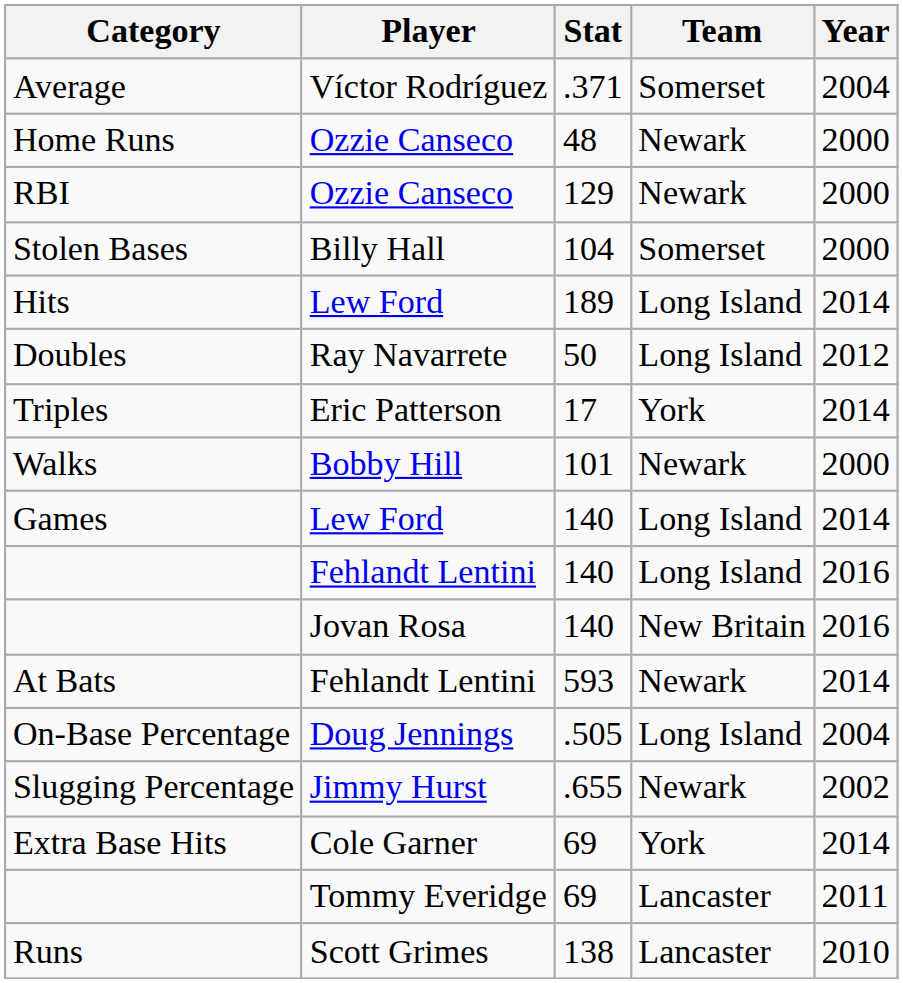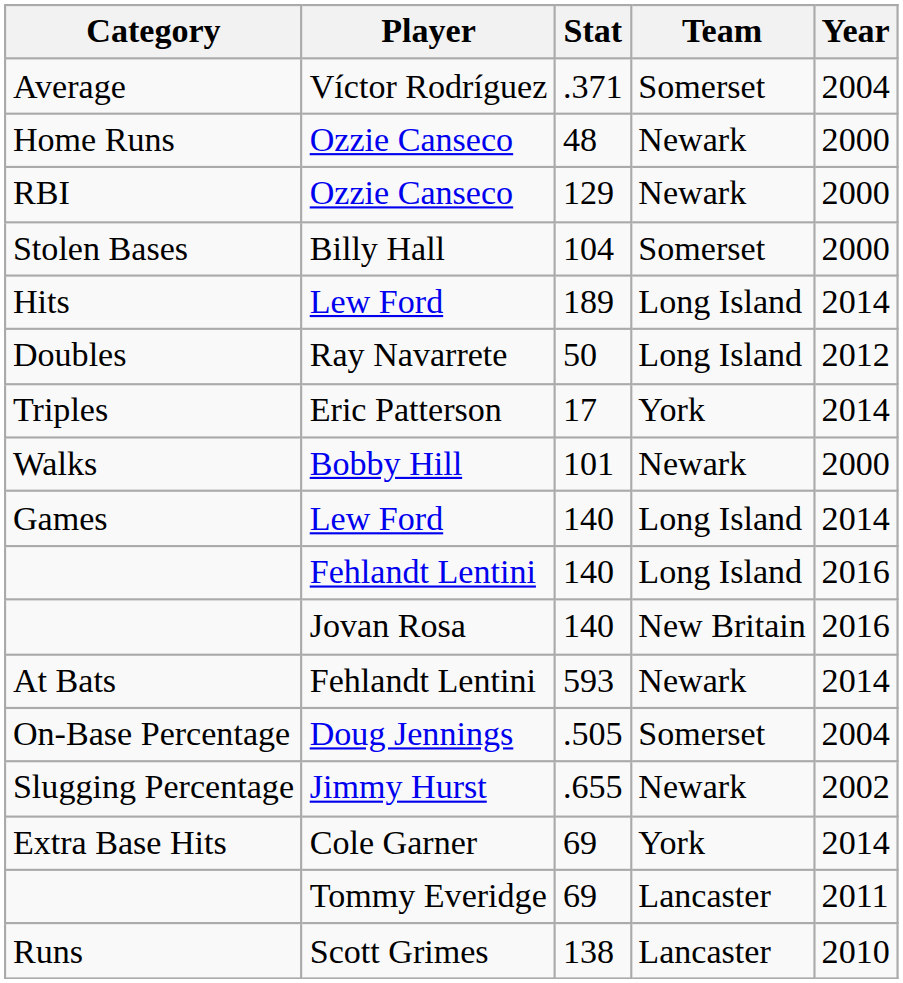(720, 734) Long Island -> (702, 734) Somerset
